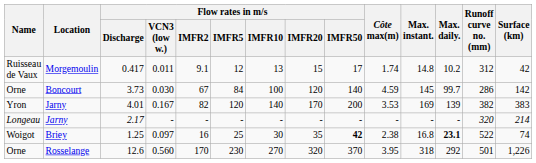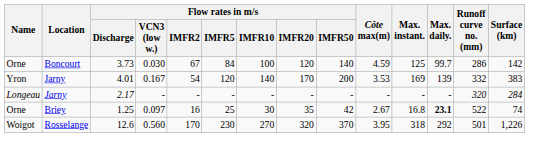- row: (133, 69)
(427, 90) 145 -> (418, 64) 125
(204, 105) 82 -> (195, 79) 54
(486, 105) 382 -> (479, 79) 332
(522, 120) 214 -> (515, 94) 284
(21, 135) Woigot -> (16, 109) Orne
(357, 135) bold -> (349, 109) normal
(390, 135) 2.38 -> (381, 109) 2.67
(16, 151) Orne -> (21, 125) Woigot
